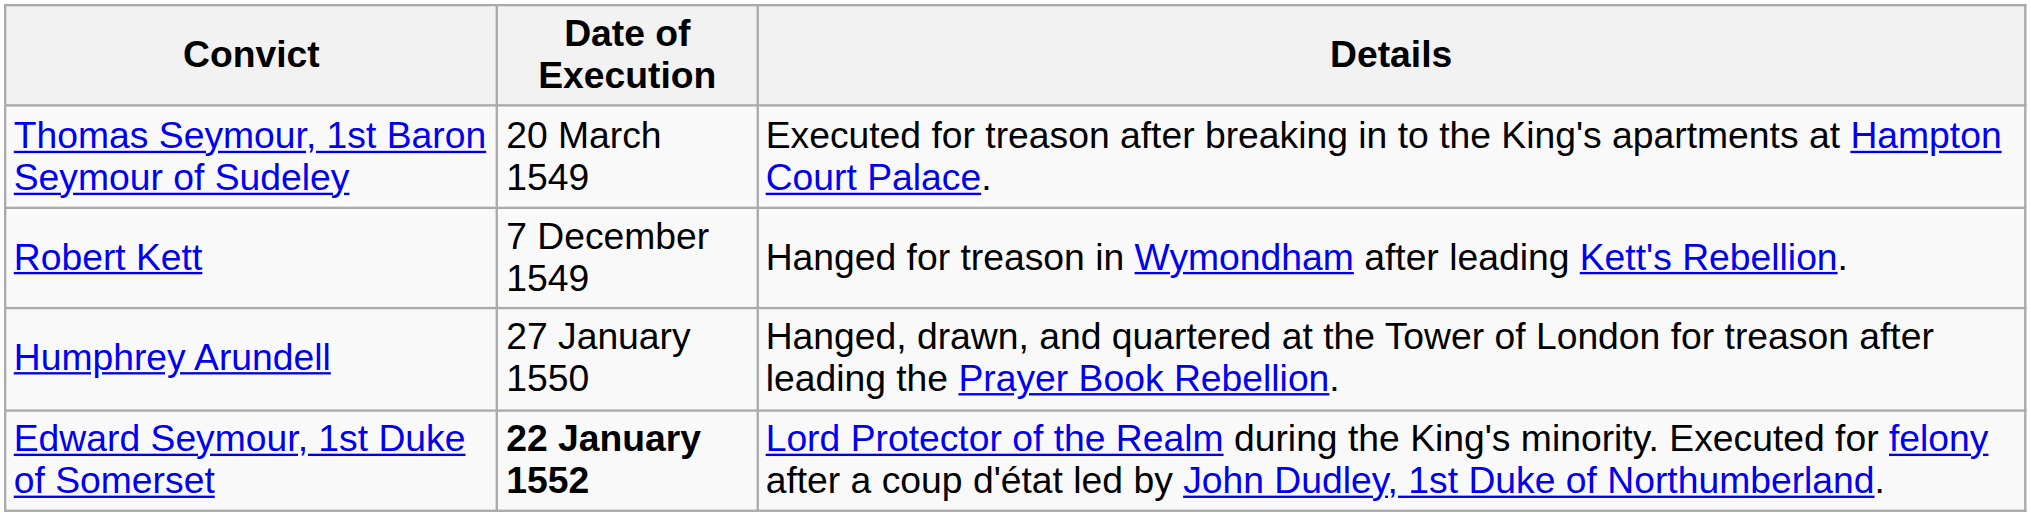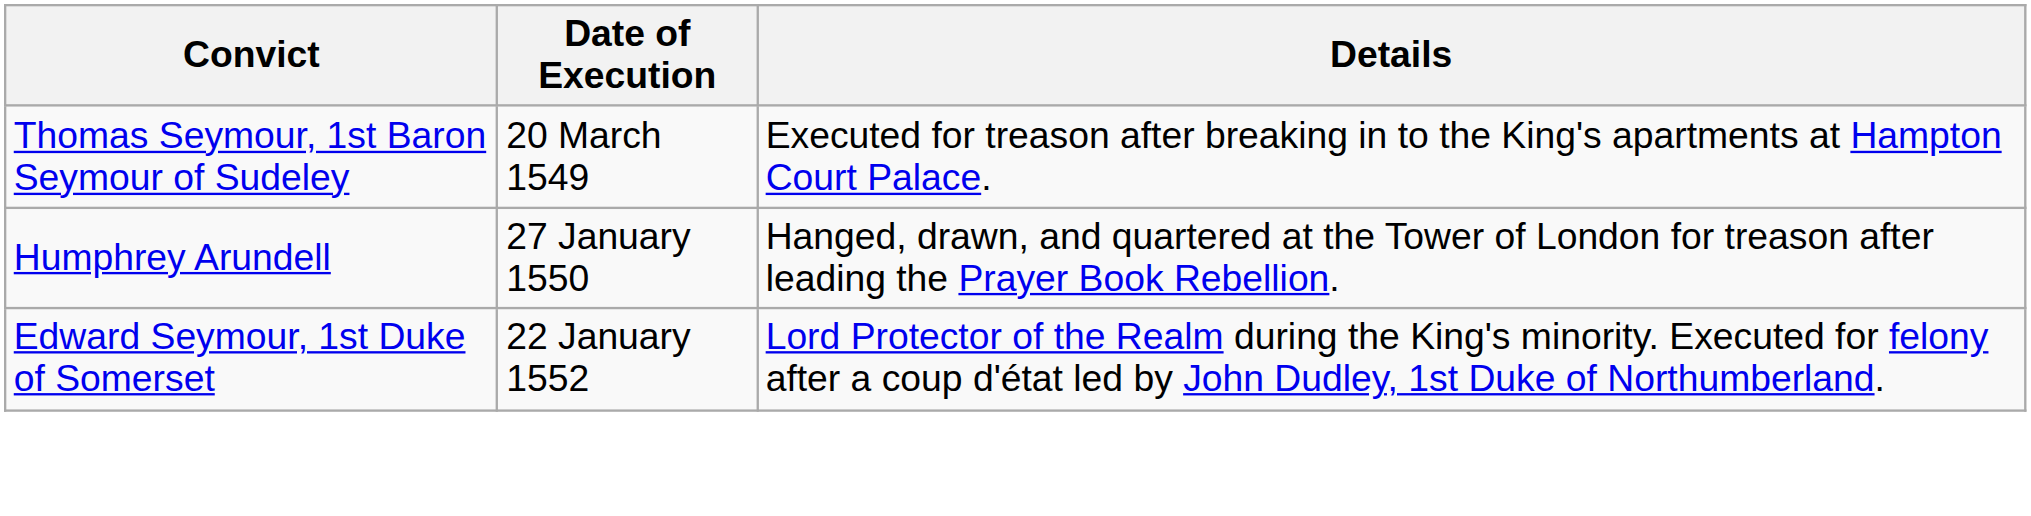- row: (108, 257)
(604, 459) bold -> (598, 358) normal
